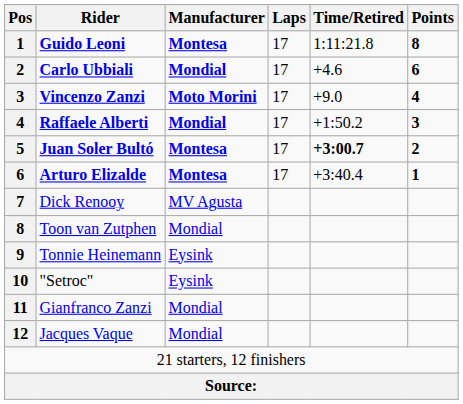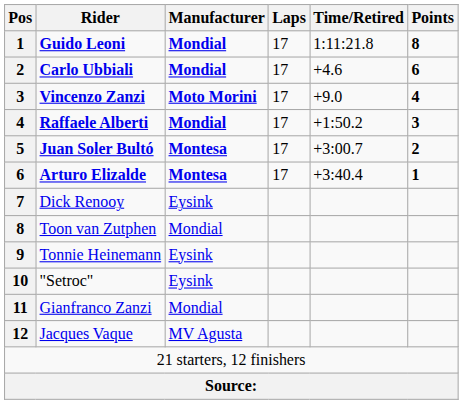(198, 44) Montesa -> (197, 44) Mondial
(338, 149) bold -> (338, 149) normal
(205, 202) MV Agusta -> (191, 202) Eysink
(196, 333) Mondial -> (205, 333) MV Agusta
